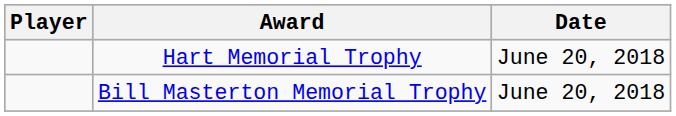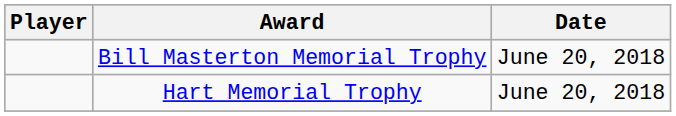rows swapped: (292, 93) <-> (292, 58)
